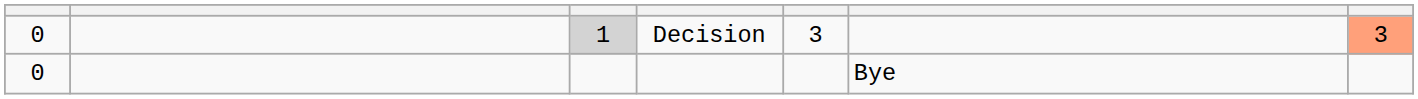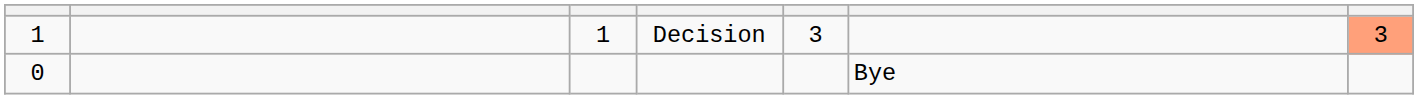(38, 35) 0 -> (38, 35) 1
(603, 35) lightgrey background -> (603, 35) no background
